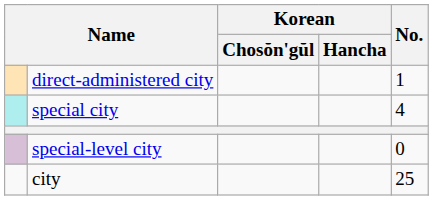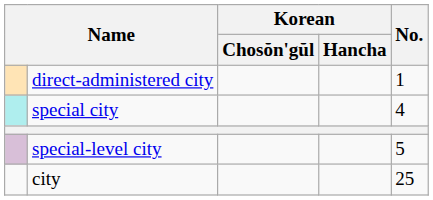(400, 149) 0 -> (400, 149) 5
